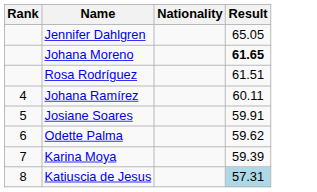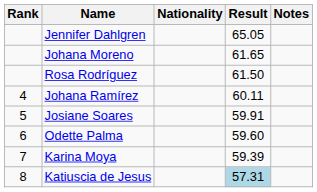+ column: (291, 14)
(248, 55) bold -> (248, 55) normal
(248, 75) 61.51 -> (248, 75) 61.50
(248, 136) 59.62 -> (248, 136) 59.60
